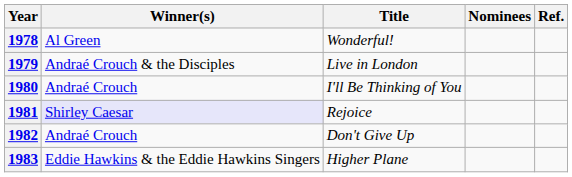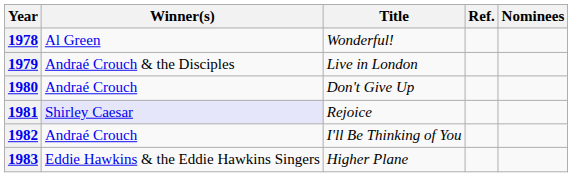columns swapped: (500, 16) <-> (551, 16)
(394, 87) I'll Be Thinking of You -> (371, 87) Don't Give Up
(371, 135) Don't Give Up -> (394, 135) I'll Be Thinking of You
